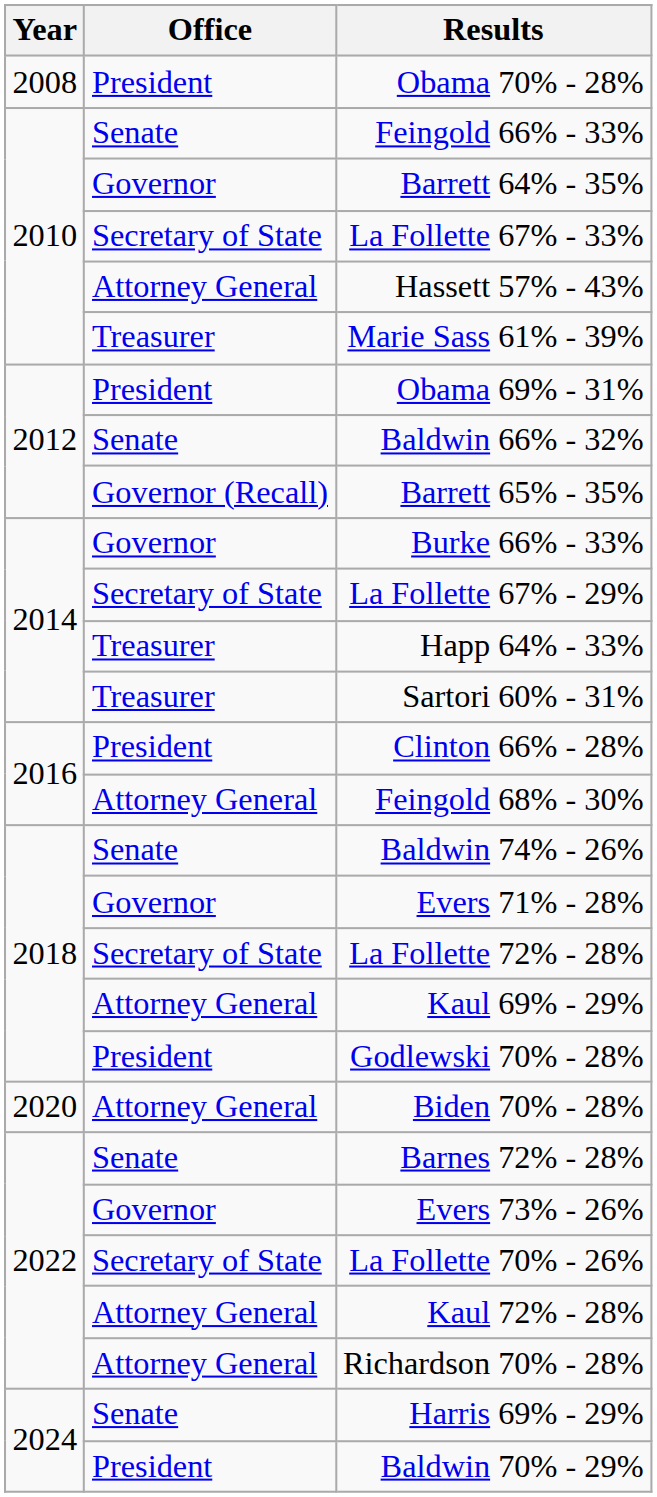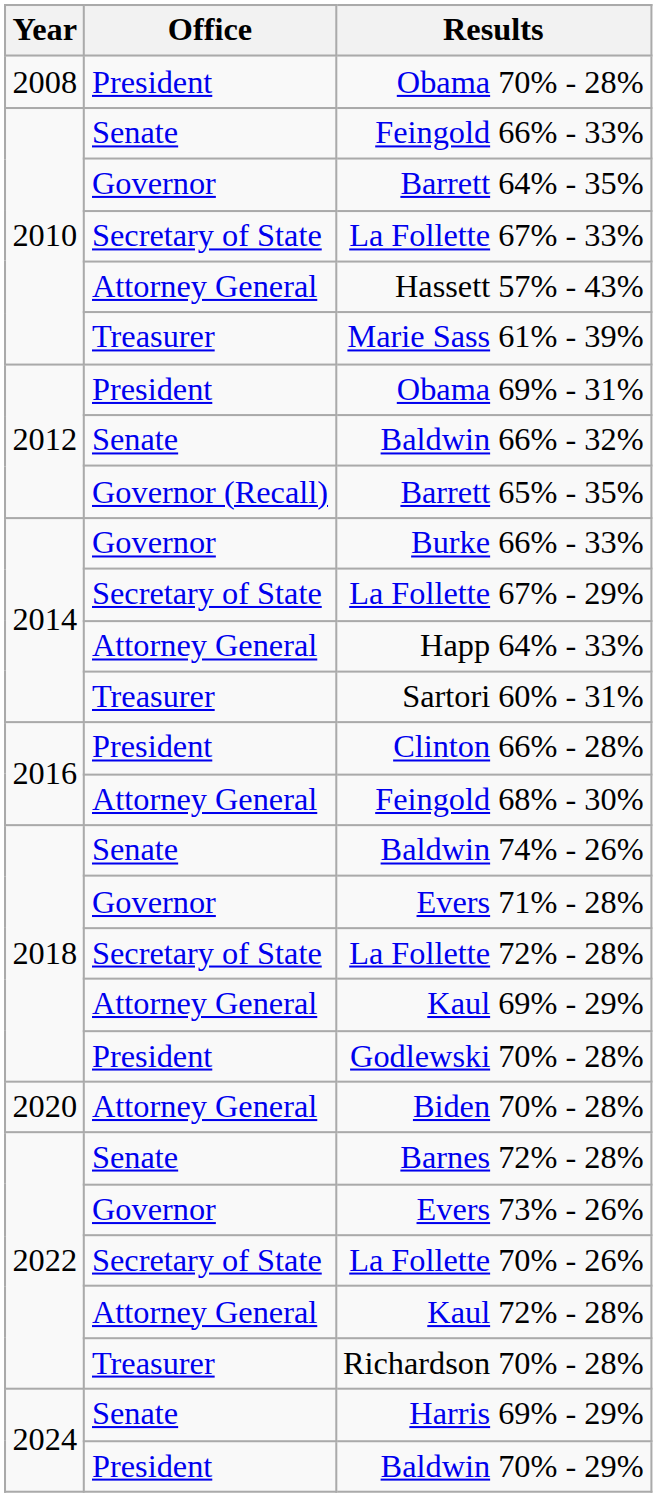(153, 645) Treasurer -> (205, 645) Attorney General
(205, 1362) Attorney General -> (153, 1362) Treasurer
